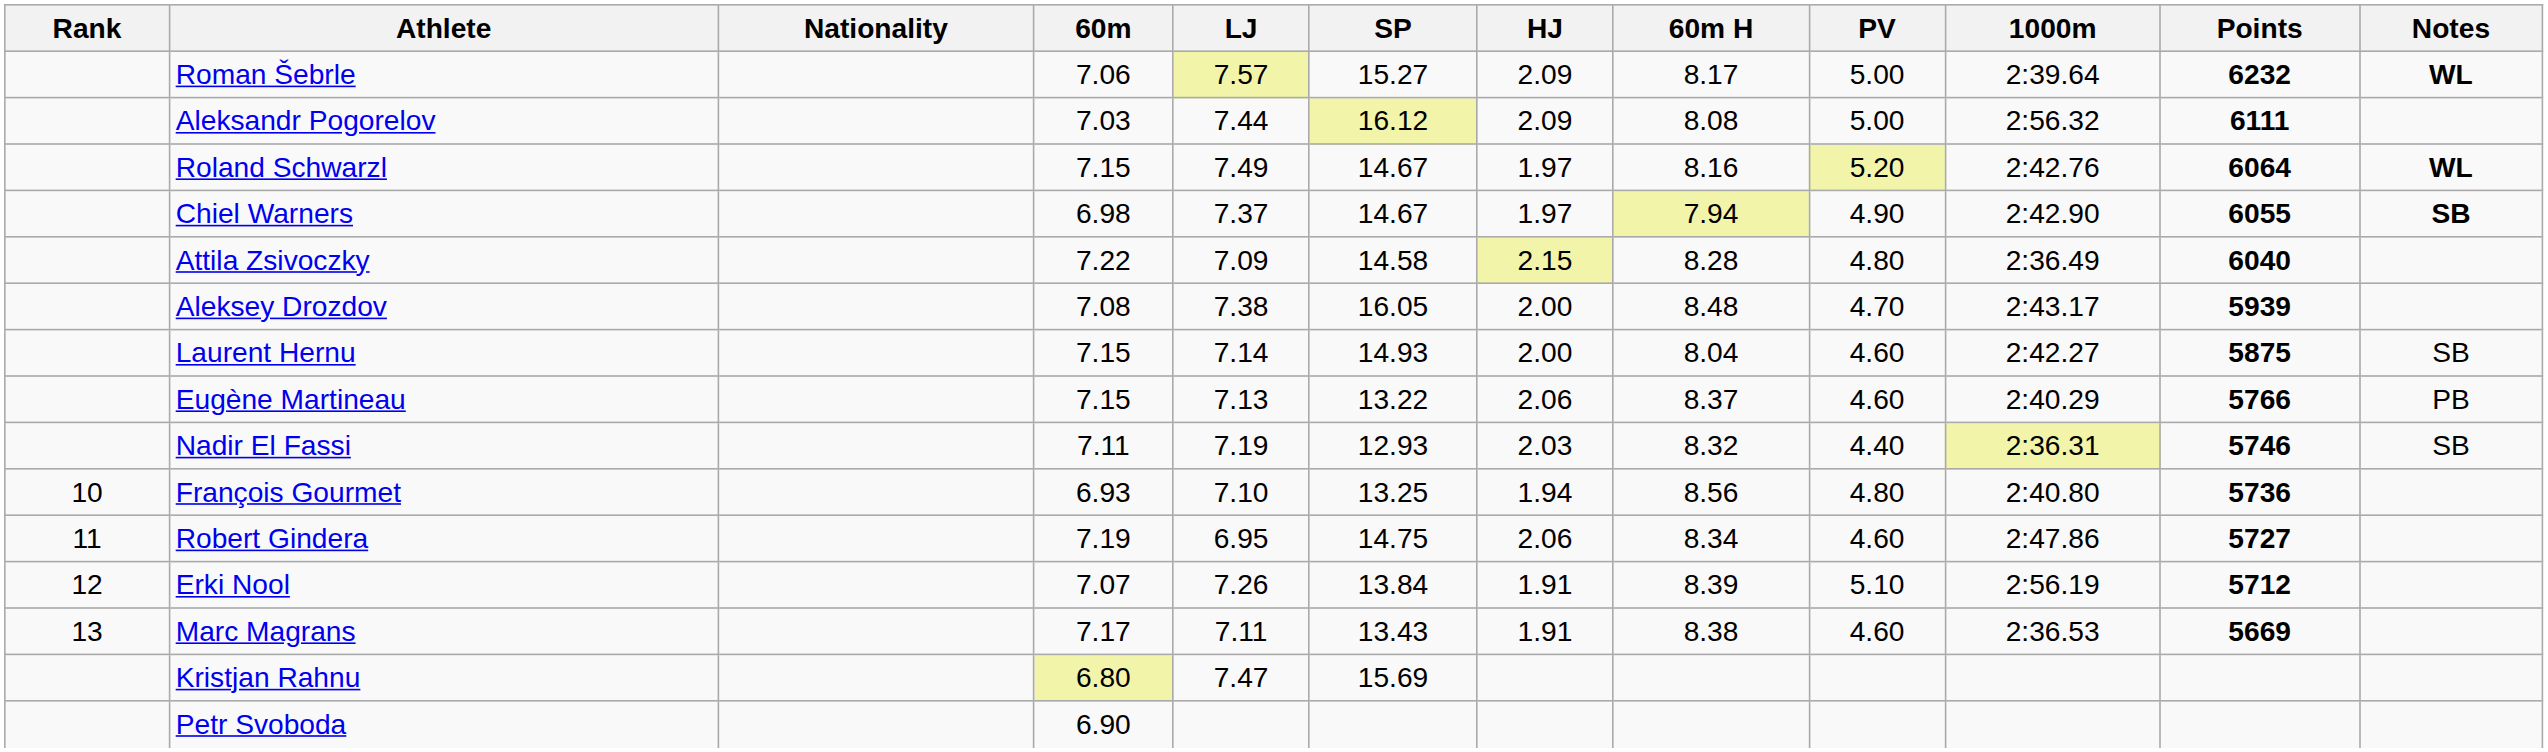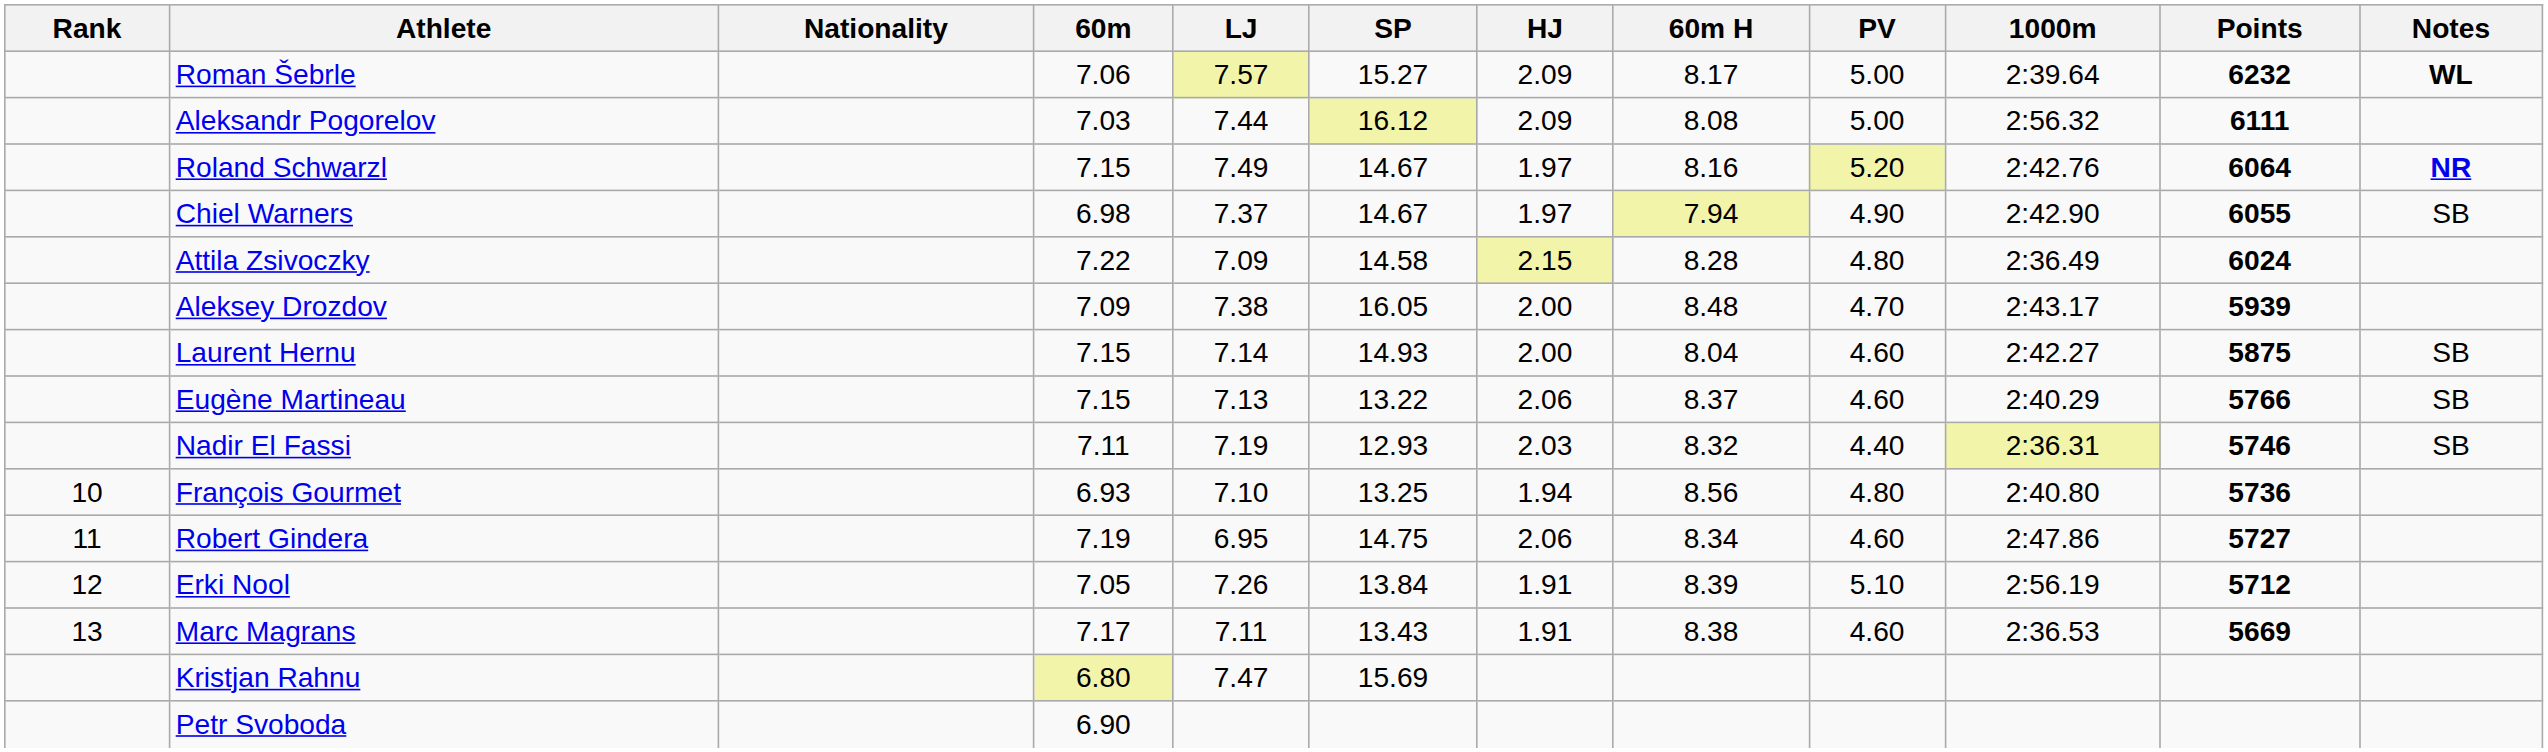(2451, 166) WL -> (2451, 166) NR
(2451, 213) bold -> (2451, 213) normal
(2260, 259) 6040 -> (2260, 259) 6024
(1103, 306) 7.08 -> (1103, 306) 7.09
(2451, 398) PB -> (2451, 398) SB
(1103, 584) 7.07 -> (1103, 584) 7.05
